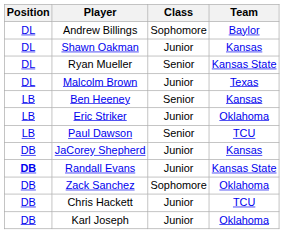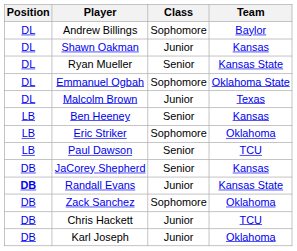+ row: (100, 82)
(179, 116) Junior -> (179, 133) Sophomore
(179, 151) Junior -> (179, 168) Senior
